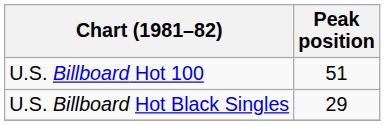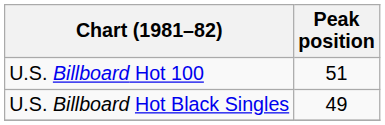(337, 104) 29 -> (337, 104) 49
